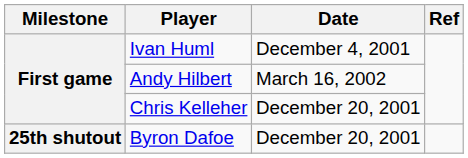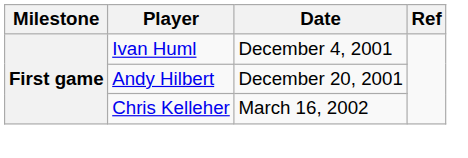(321, 78) March 16, 2002 -> (321, 78) December 20, 2001
(338, 108) December 20, 2001 -> (303, 108) March 16, 2002
- row: (182, 138)
